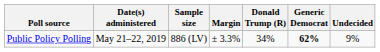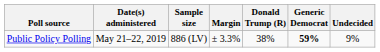(265, 39) 34% -> (265, 39) 38%
(309, 39) 62% -> (309, 39) 59%
